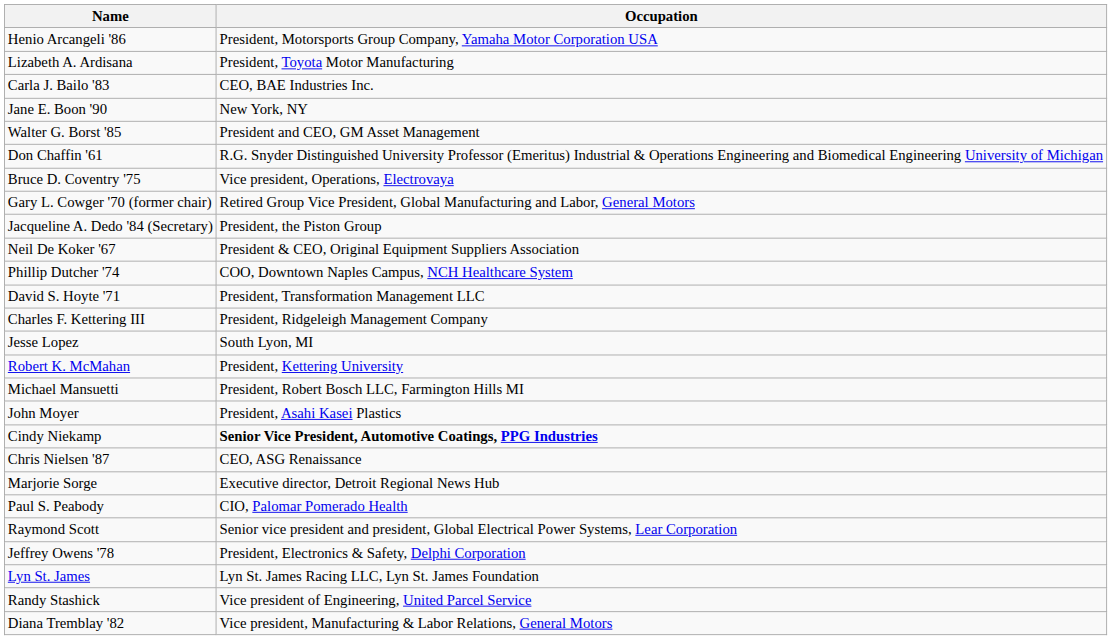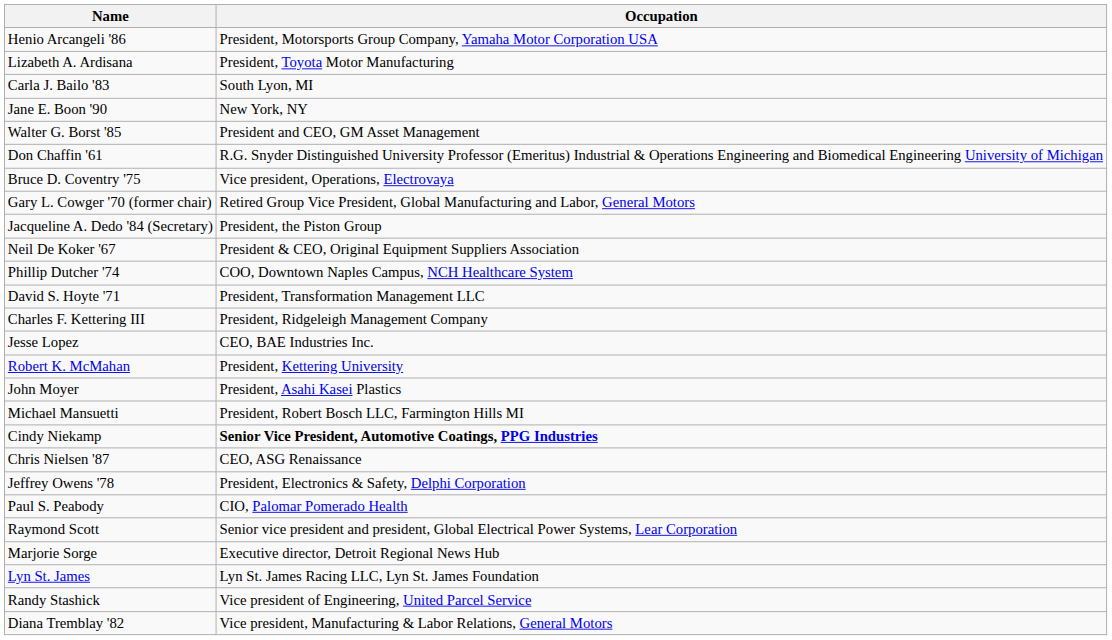(297, 86) CEO, BAE Industries Inc. -> (266, 86) South Lyon, MI
(266, 343) South Lyon, MI -> (297, 343) CEO, BAE Industries Inc.
rows swapped: (63, 389) <-> (43, 413)
rows swapped: (61, 553) <-> (52, 483)
